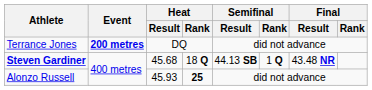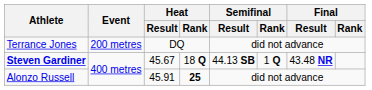(117, 45) bold -> (116, 45) normal
(164, 61) 45.68 -> (162, 61) 45.67
(164, 77) 45.93 -> (162, 77) 45.91
